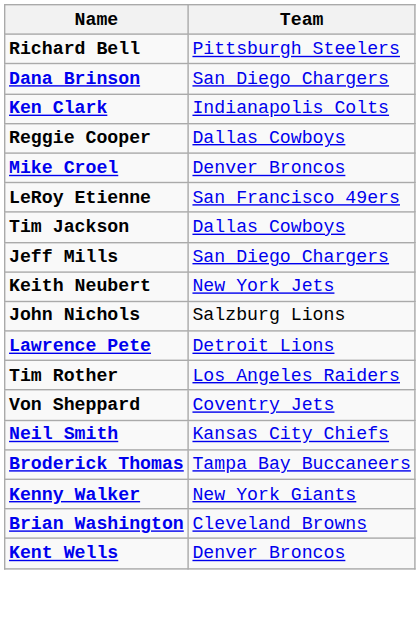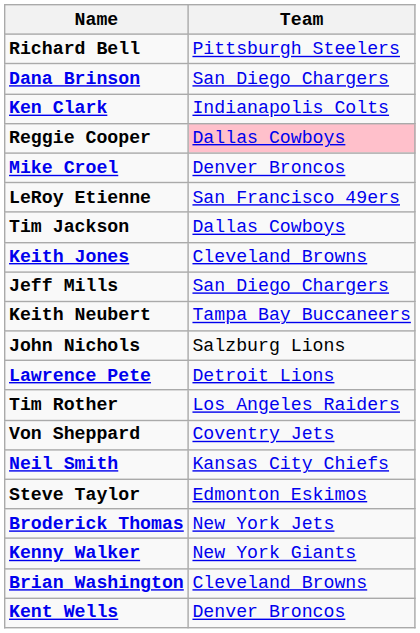(269, 138) no background -> (269, 138) pink background
+ row: (69, 257)
(263, 286) New York Jets -> (302, 316) Tampa Bay Buccaneers
+ row: (75, 494)
(302, 464) Tampa Bay Buccaneers -> (263, 524) New York Jets
